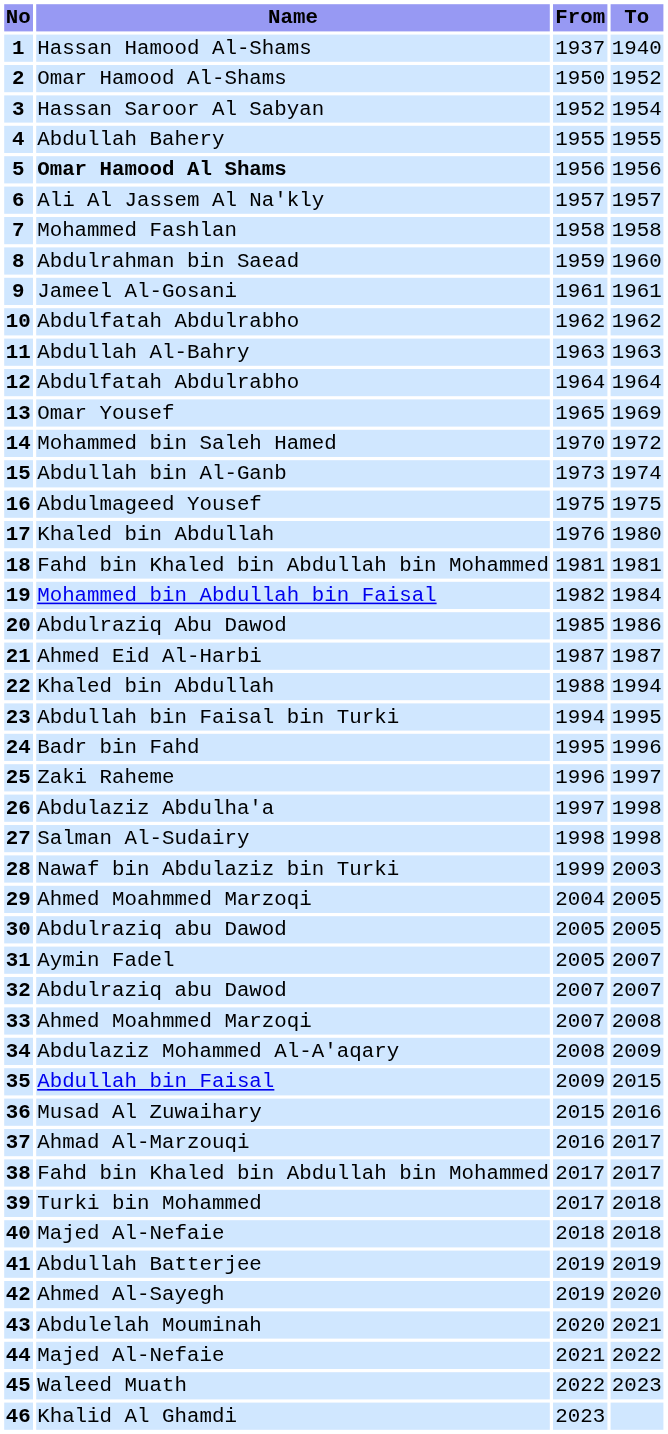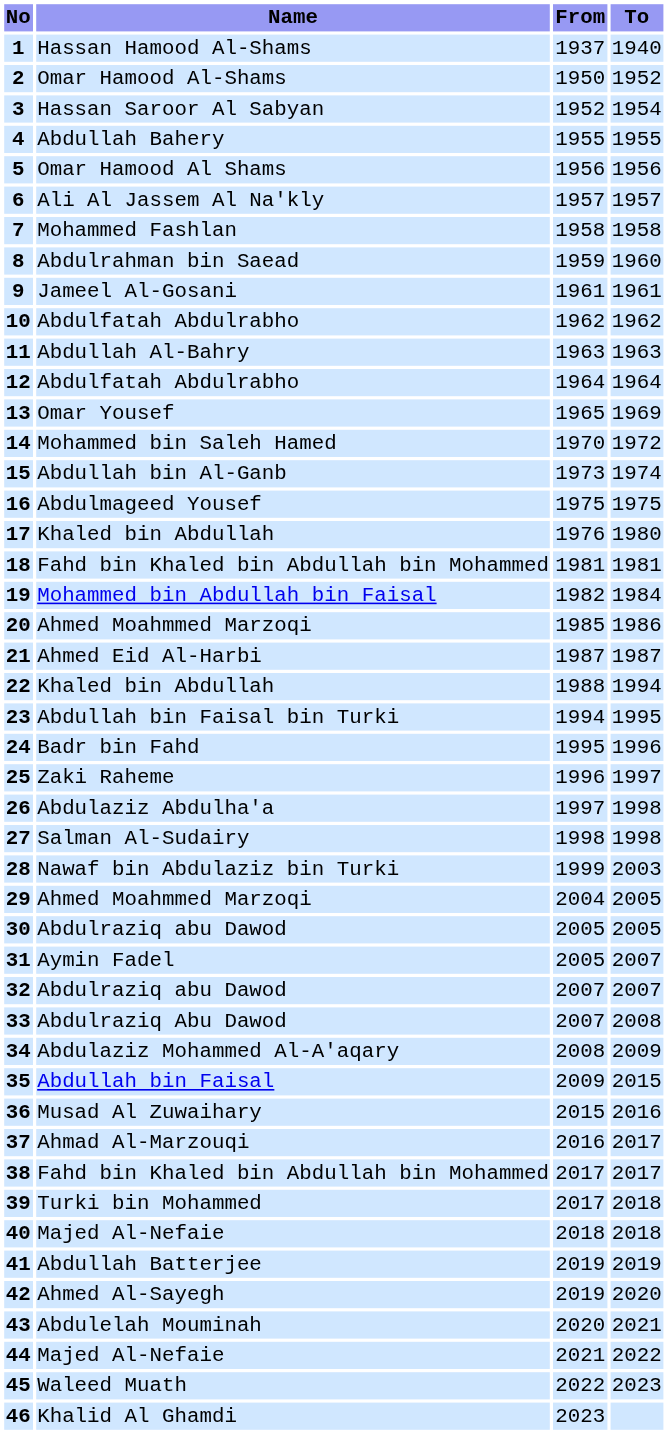(162, 170) bold -> (162, 170) normal
(162, 626) Abdulraziq Abu Dawod -> (174, 626) Ahmed Moahmmed Marzoqi
(174, 1021) Ahmed Moahmmed Marzoqi -> (162, 1021) Abdulraziq Abu Dawod
